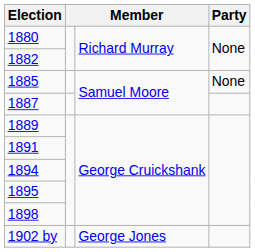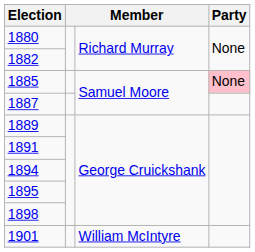(228, 81) no background -> (228, 81) pink background
+ row: (23, 236)
- row: (32, 236)
